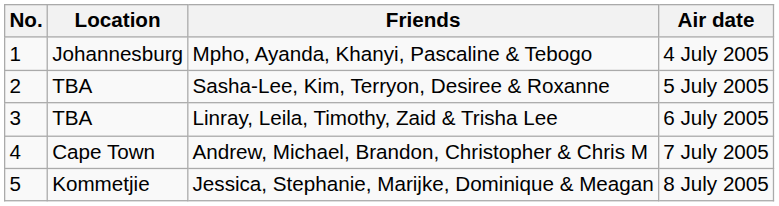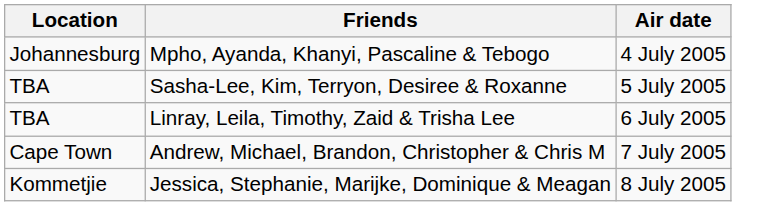- column: (26, 20)
